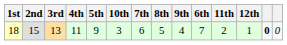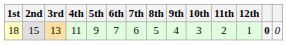columns swapped: (202, 12) <-> (119, 12)
